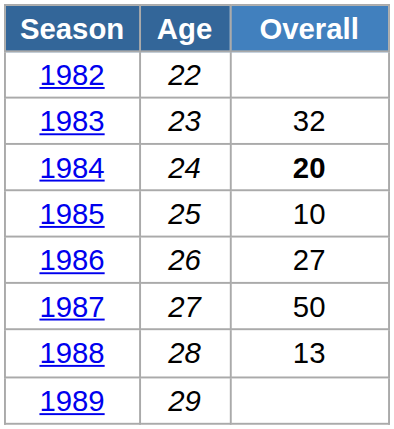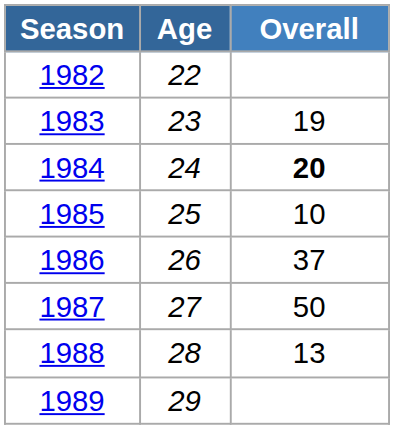(309, 121) 32 -> (309, 121) 19
(309, 261) 27 -> (309, 261) 37
